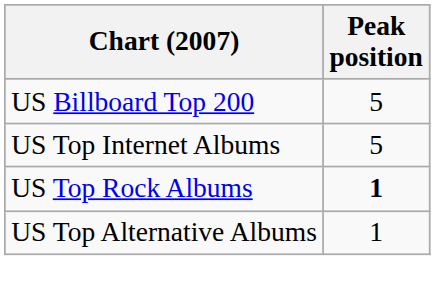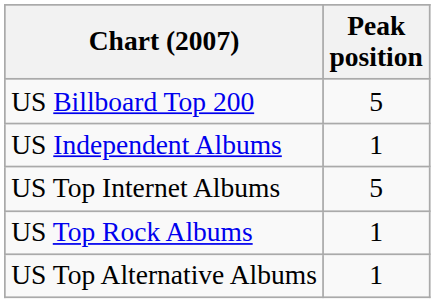+ row: (147, 144)
(376, 188) bold -> (376, 231) normal
